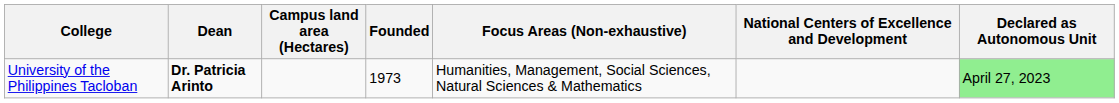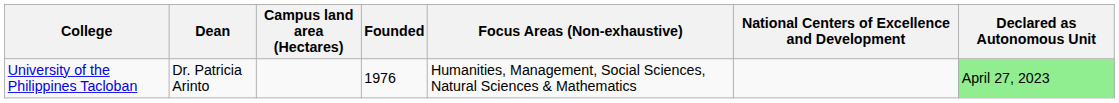(208, 78) bold -> (207, 78) normal
(385, 78) 1973 -> (380, 78) 1976
